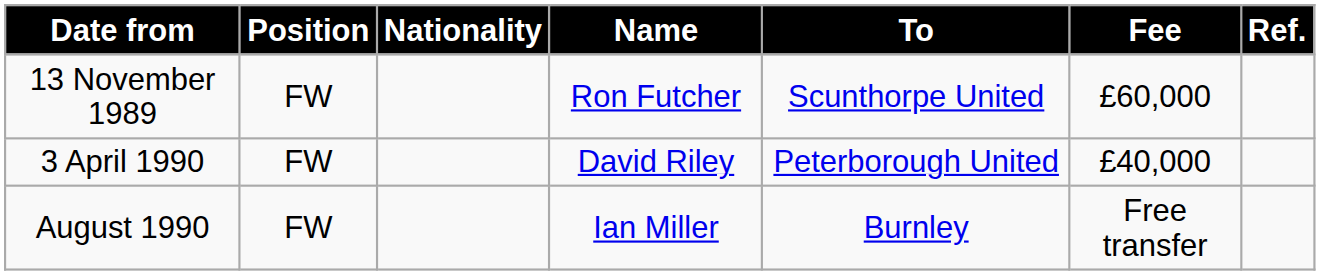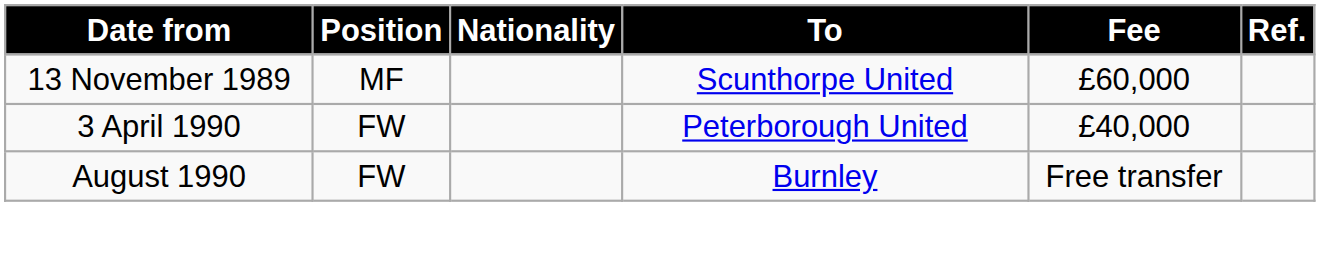- column: (656, 30)
(308, 96) FW -> (381, 79) MF
